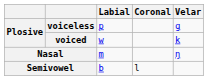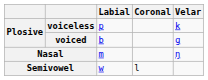(178, 26) ɡ -> (178, 26) k
(101, 40) w -> (101, 40) b
(178, 40) k -> (178, 40) ɡ
(101, 68) b -> (101, 68) w
